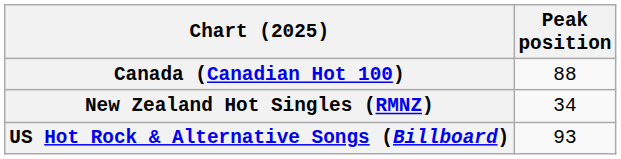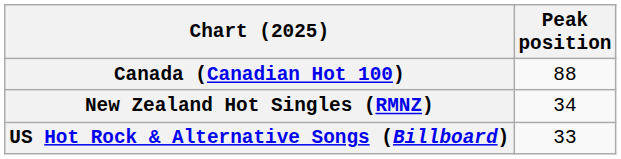(565, 138) 93 -> (565, 138) 33
